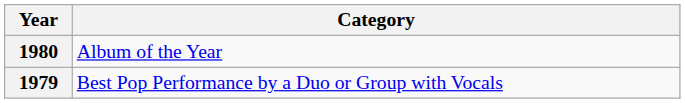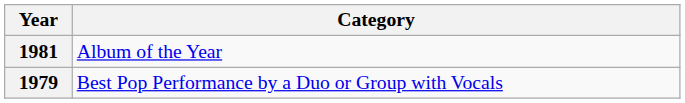(38, 51) 1980 -> (38, 51) 1981
